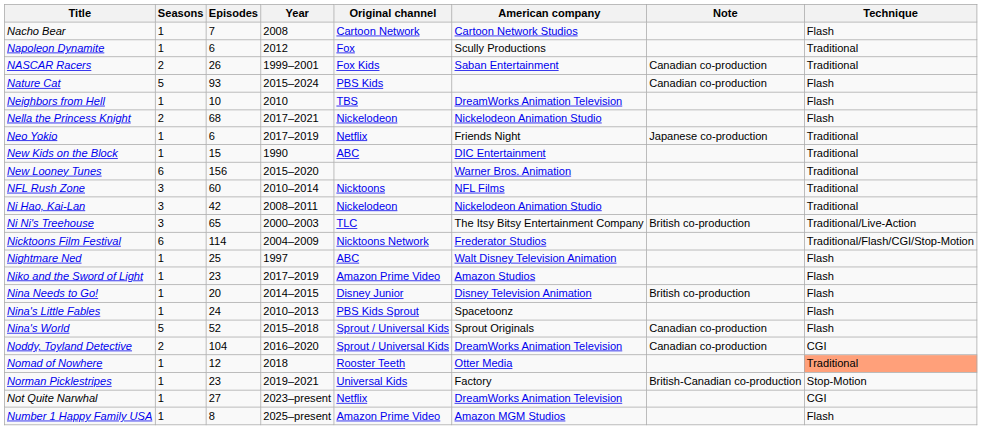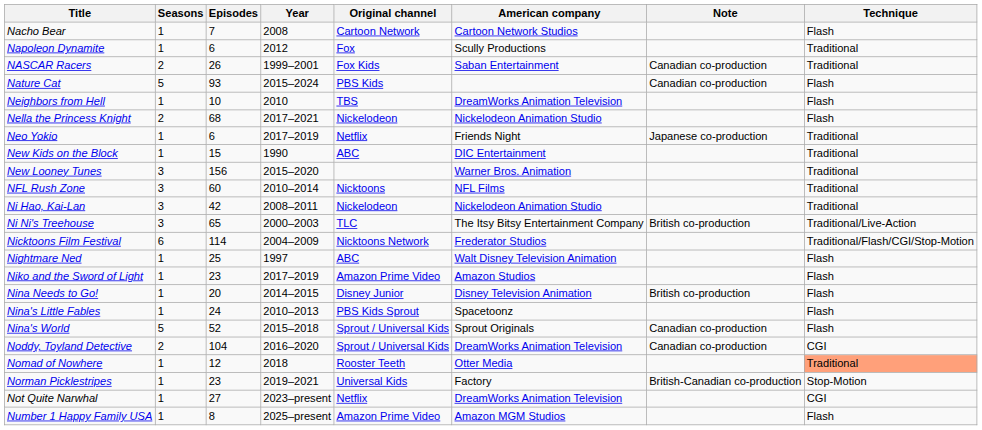(161, 171) 6 -> (161, 171) 3
